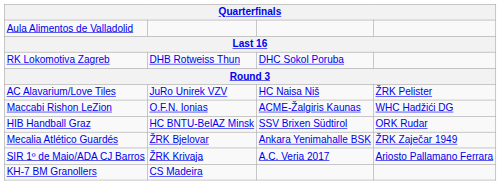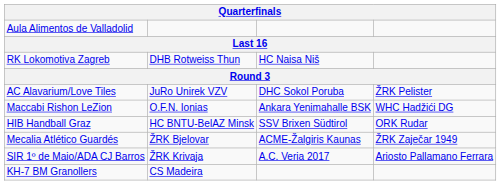(301, 60) DHC Sokol Poruba -> (289, 60) HC Naisa Niš
(289, 92) HC Naisa Niš -> (301, 92) DHC Sokol Poruba
(310, 108) ACME-Žalgiris Kaunas -> (315, 108) Ankara Yenimahalle BSK
(315, 140) Ankara Yenimahalle BSK -> (310, 140) ACME-Žalgiris Kaunas
